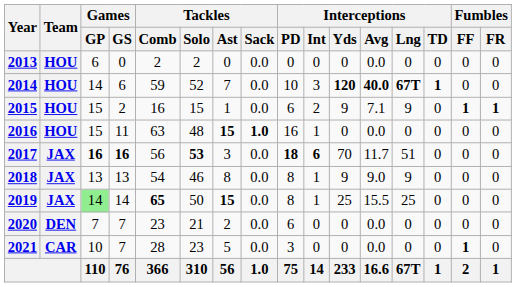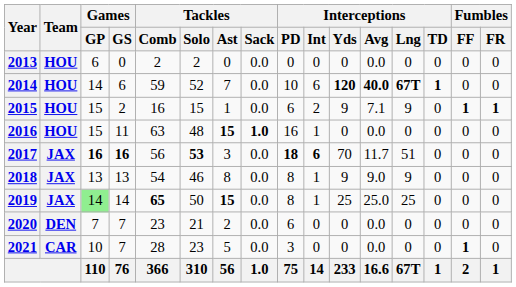(316, 85) 3 -> (316, 85) 6
(376, 200) 15.5 -> (376, 200) 25.0
